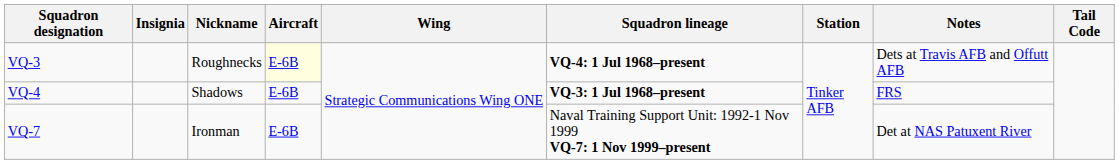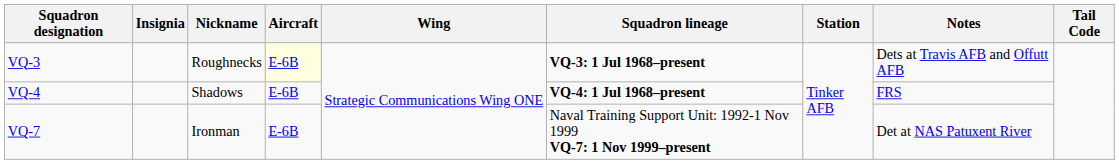(627, 62) VQ-4: 1 Jul 1968–present -> (627, 62) VQ-3: 1 Jul 1968–present
(627, 92) VQ-3: 1 Jul 1968–present -> (627, 92) VQ-4: 1 Jul 1968–present
